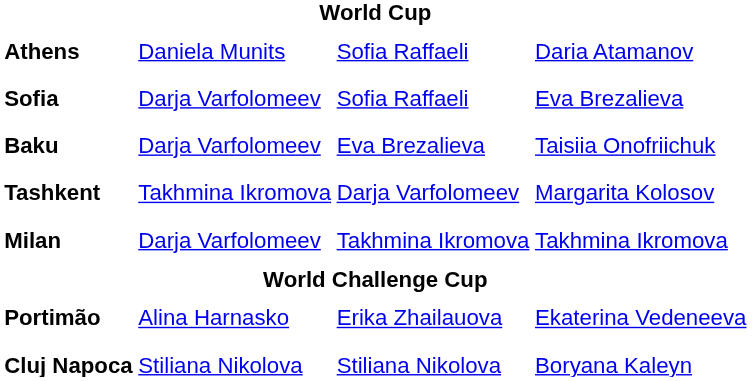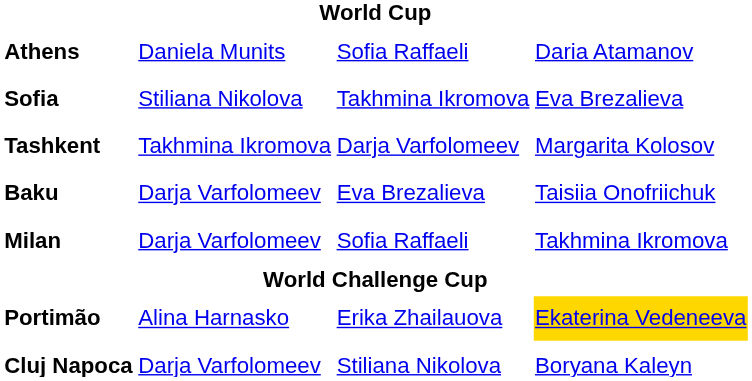(230, 98) Darja Varfolomeev -> (220, 98) Stiliana Nikolova
(403, 98) Sofia Raffaeli -> (433, 98) Takhmina Ikromova
rows swapped: (31, 145) <-> (52, 193)
(433, 240) Takhmina Ikromova -> (403, 240) Sofia Raffaeli
(641, 318) no background -> (641, 318) gold background
(220, 365) Stiliana Nikolova -> (230, 365) Darja Varfolomeev
